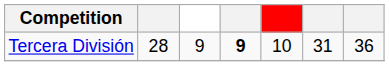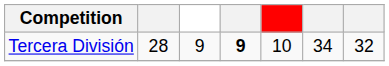(323, 46) 31 -> (323, 46) 34
(364, 46) 36 -> (364, 46) 32
